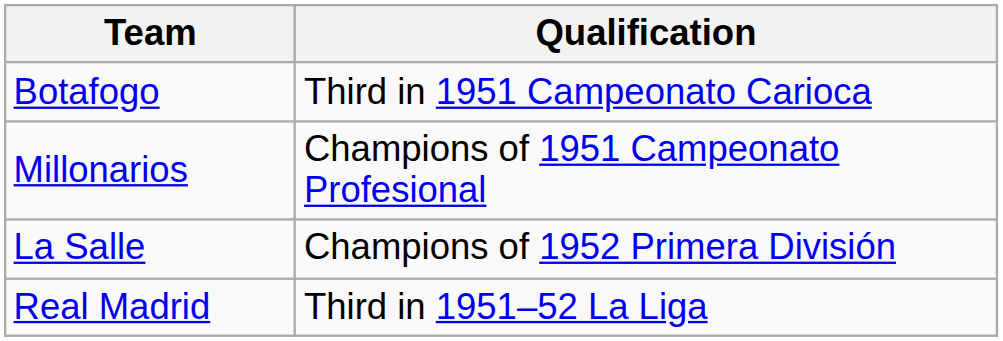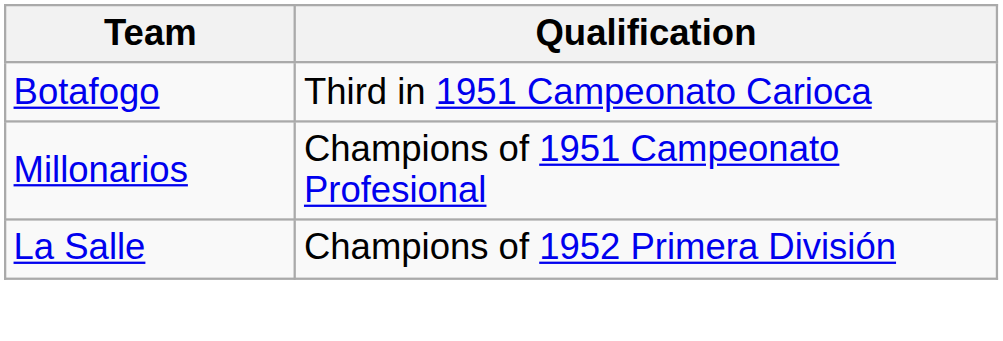- row: (112, 305)
